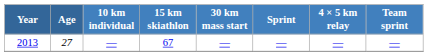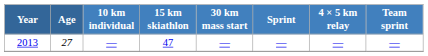(168, 43) 67 -> (168, 43) 47
